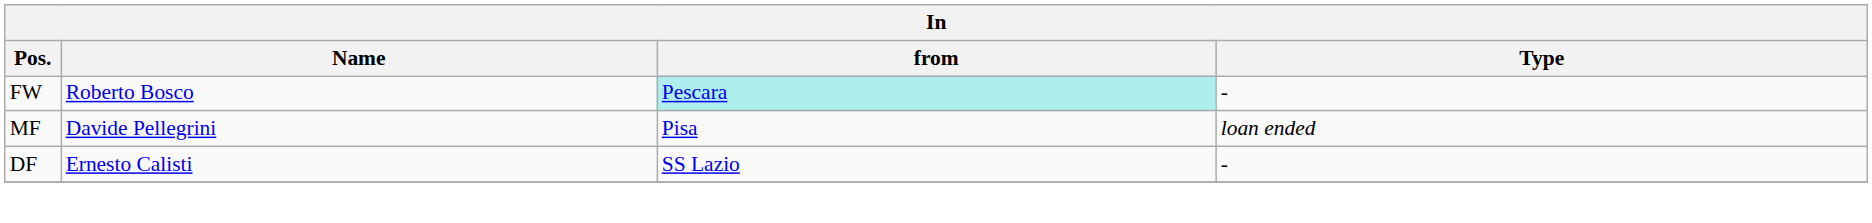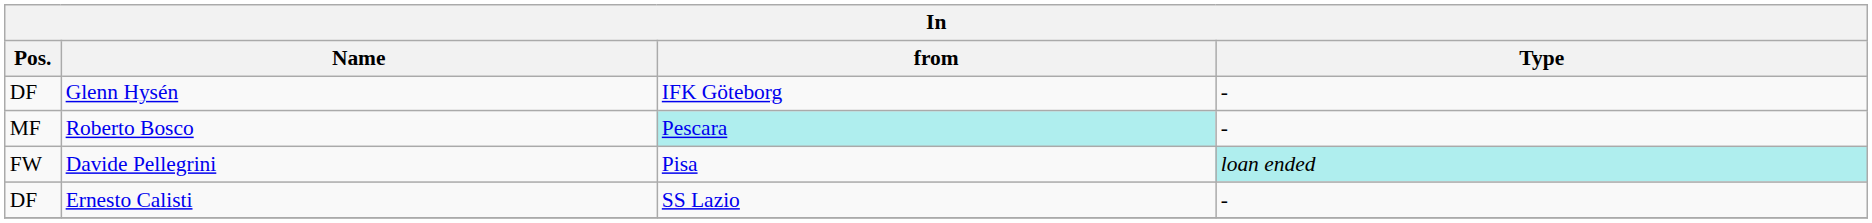+ row: (122, 93)
(26, 93) FW -> (25, 128) MF
(25, 128) MF -> (26, 164) FW
(1268, 128) no background -> (1268, 164) paleturquoise background
